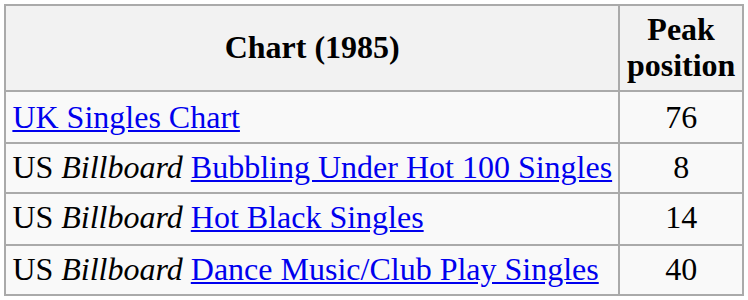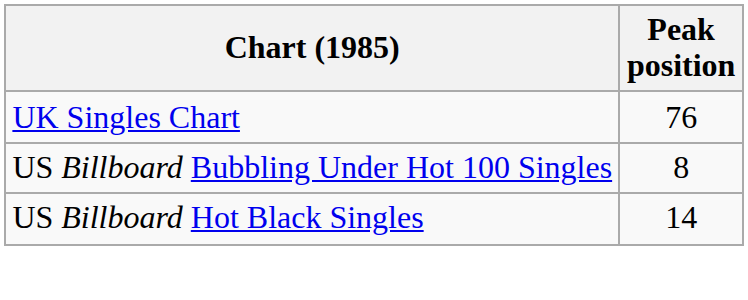- row: (306, 268)
